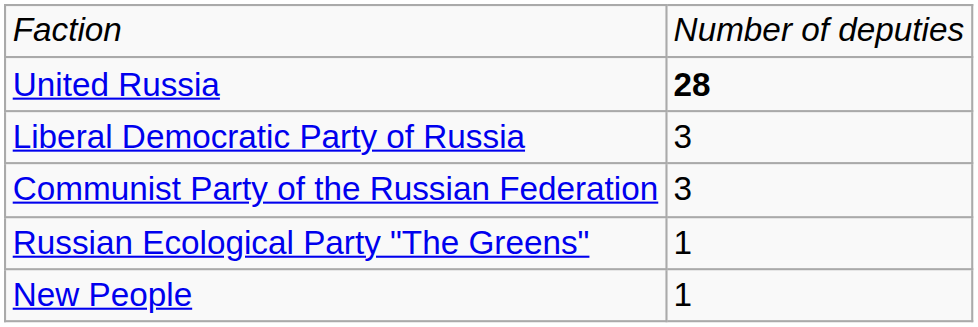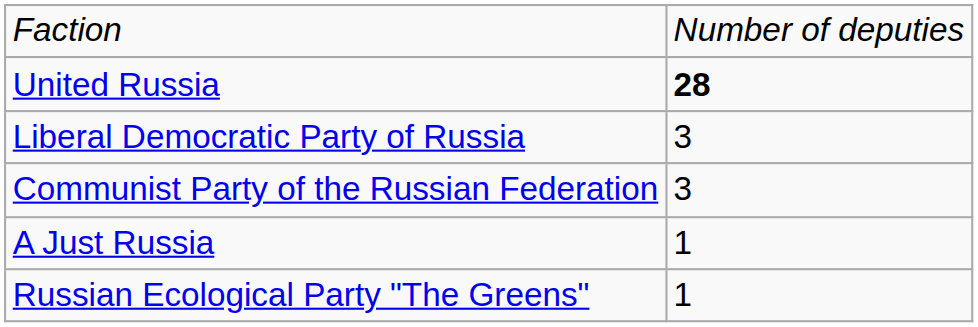+ row: (114, 242)
- row: (102, 294)
